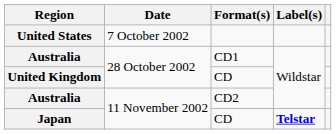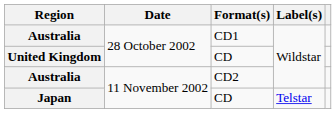- row: (54, 35)
(296, 118) bold -> (294, 98) normal
